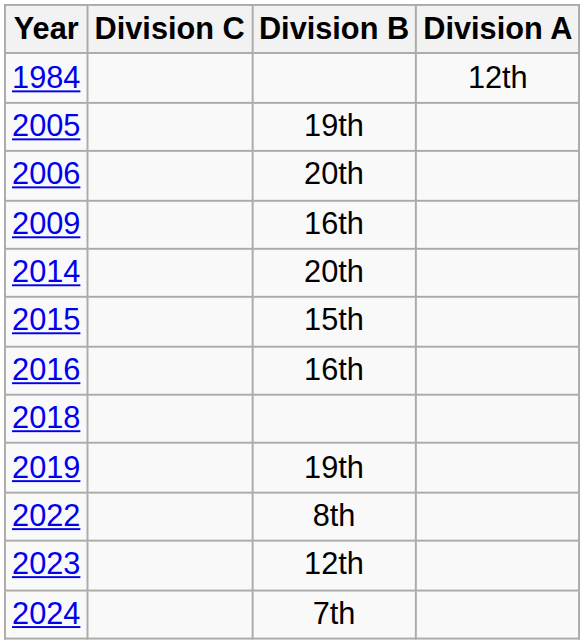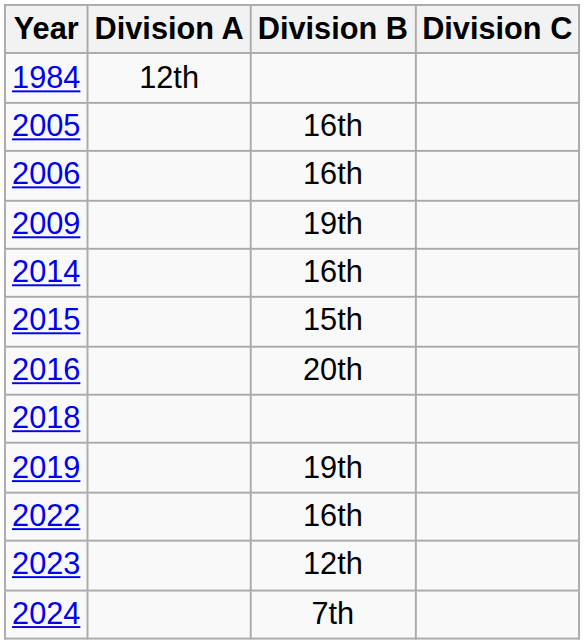columns swapped: (498, 28) <-> (170, 28)
(334, 126) 19th -> (333, 126) 16th
(334, 175) 20th -> (333, 175) 16th
(334, 223) 16th -> (333, 223) 19th
(334, 272) 20th -> (333, 272) 16th
(334, 369) 16th -> (333, 369) 20th
(334, 516) 8th -> (333, 516) 16th
